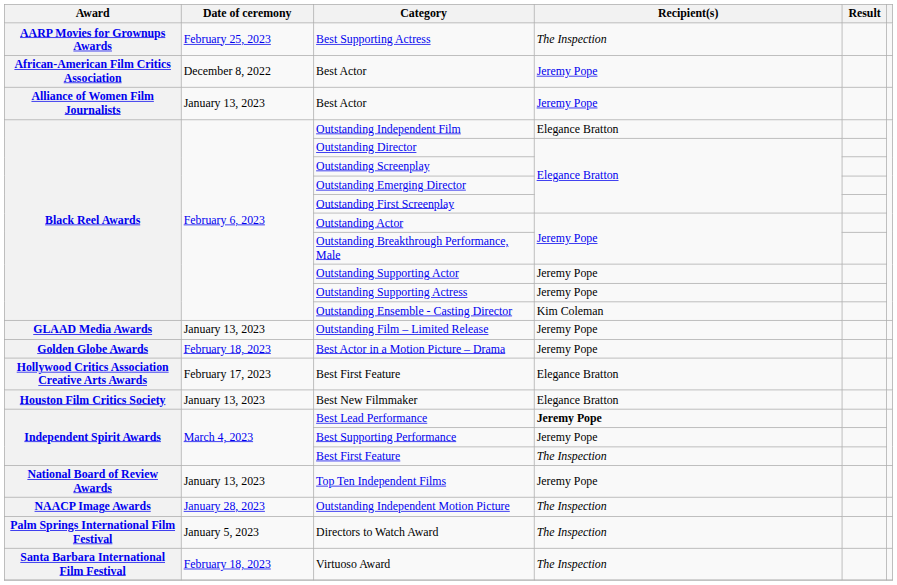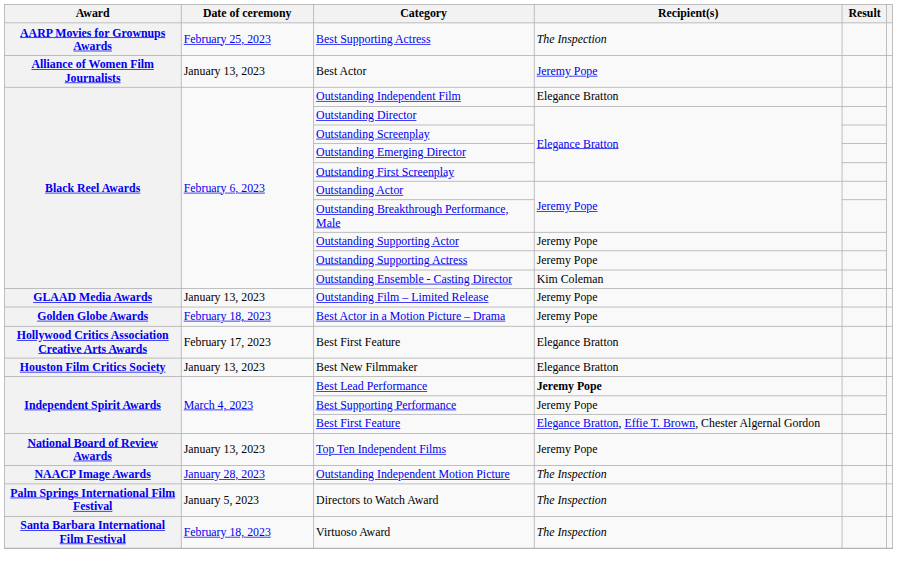- row: (93, 71)
(572, 456) The Inspection -> (678, 423) Elegance Bratton, Effie T. Brown, Chester Algernal Gordon
